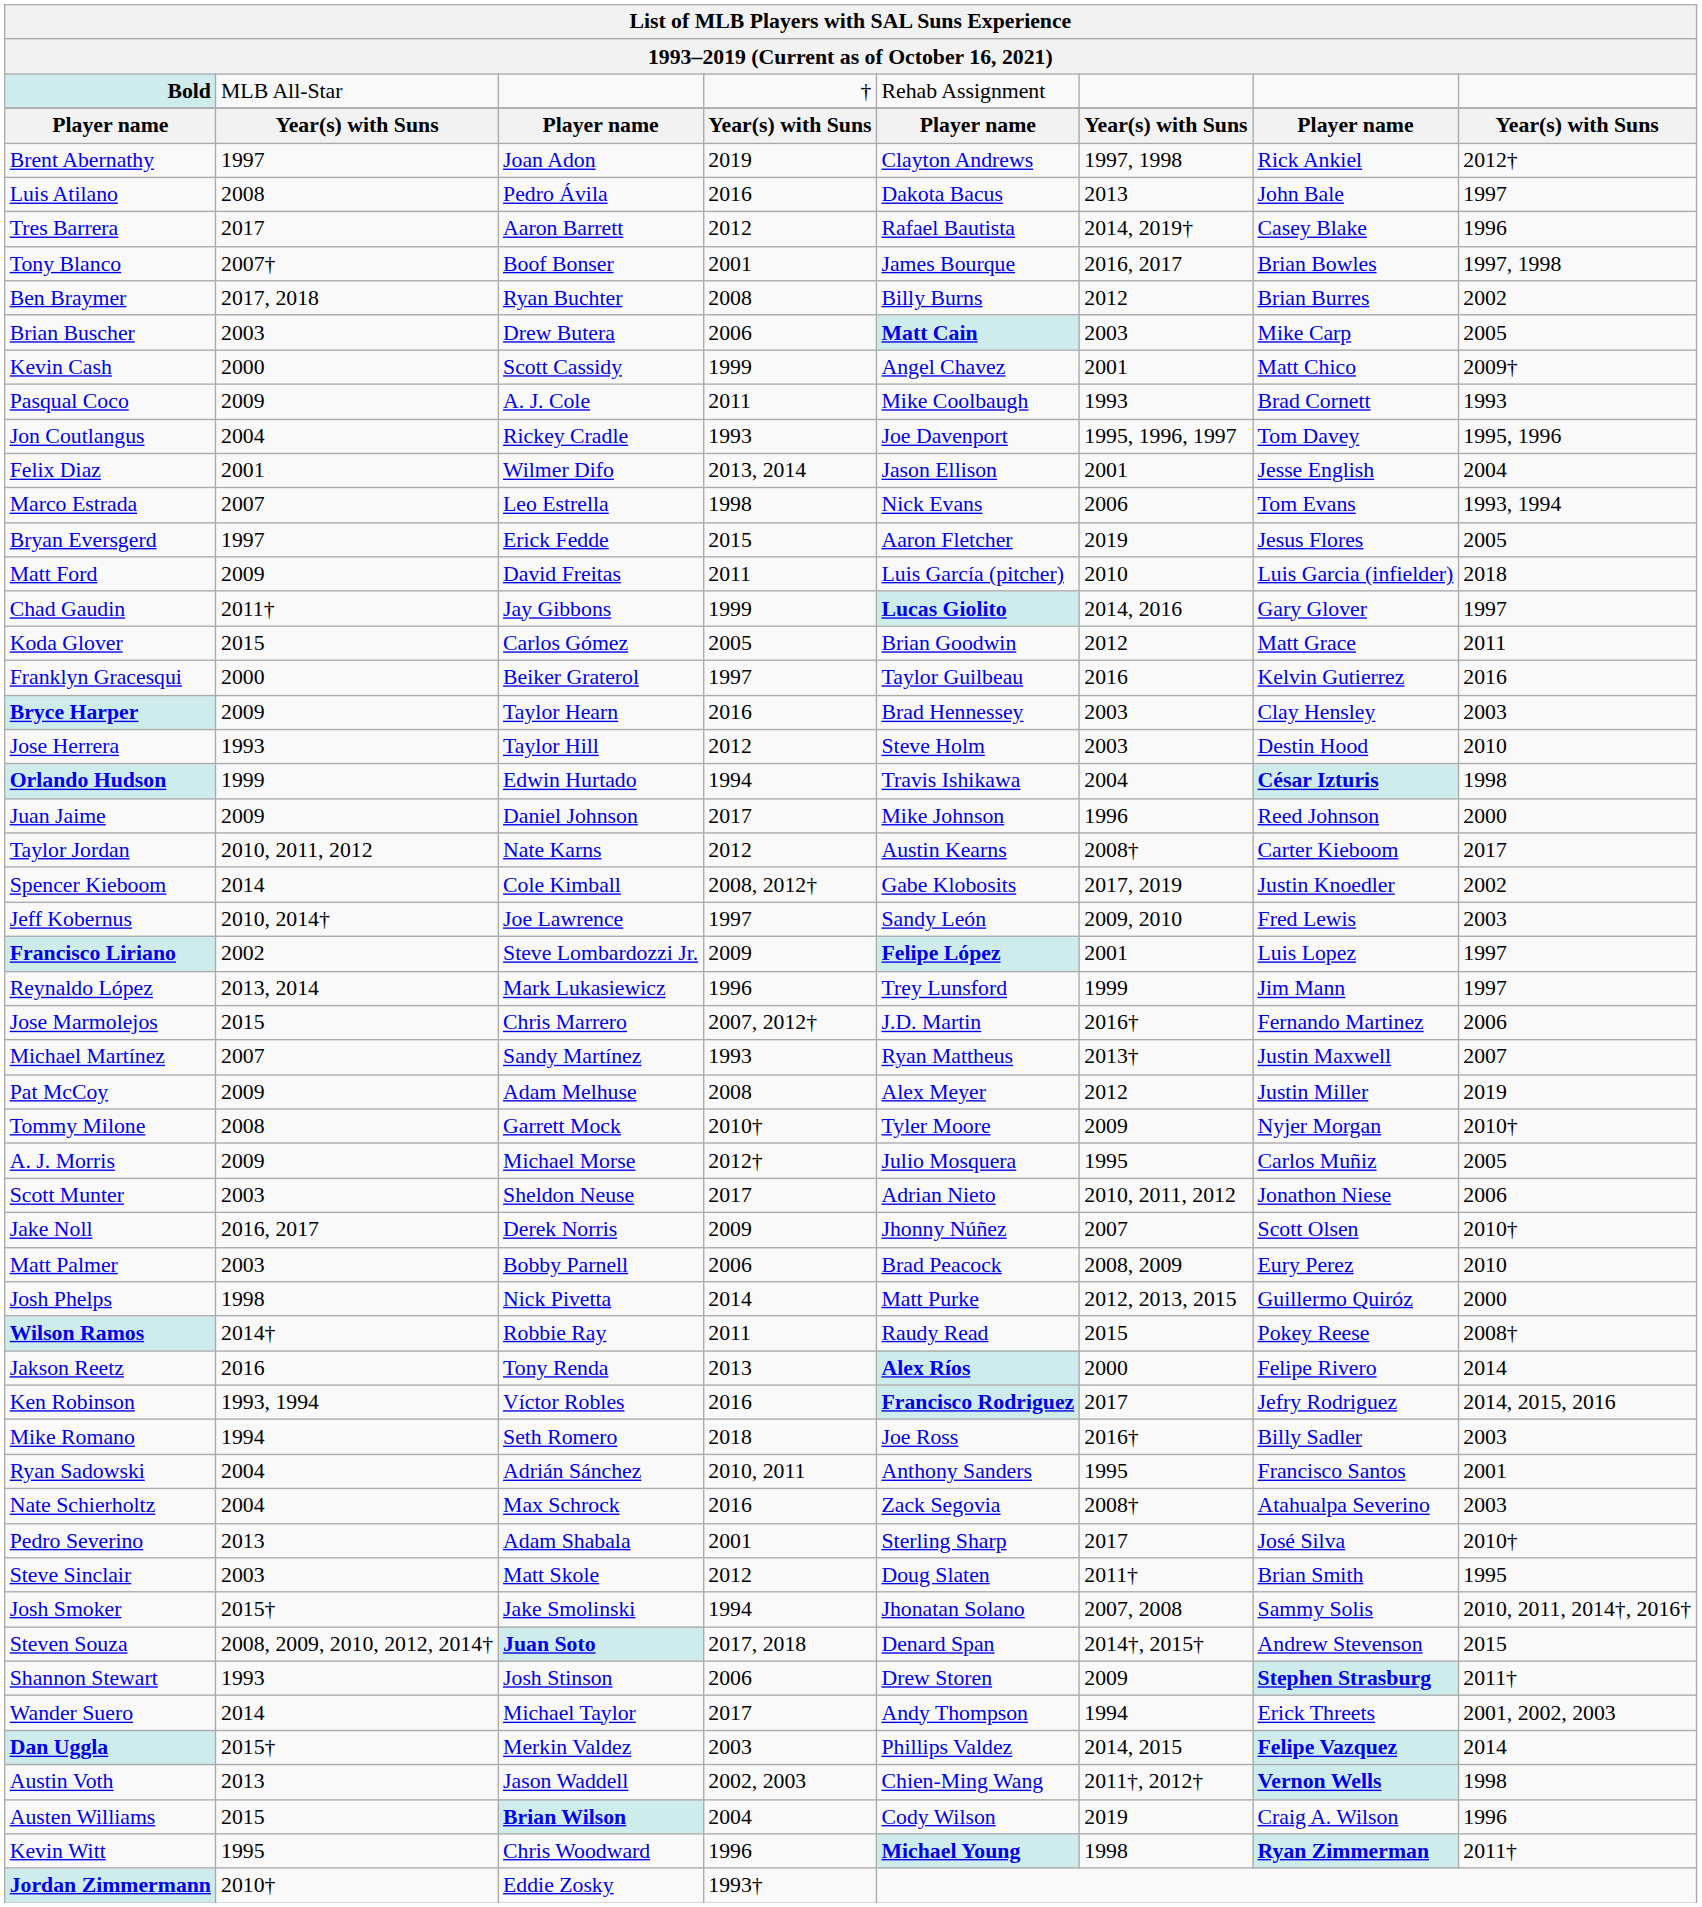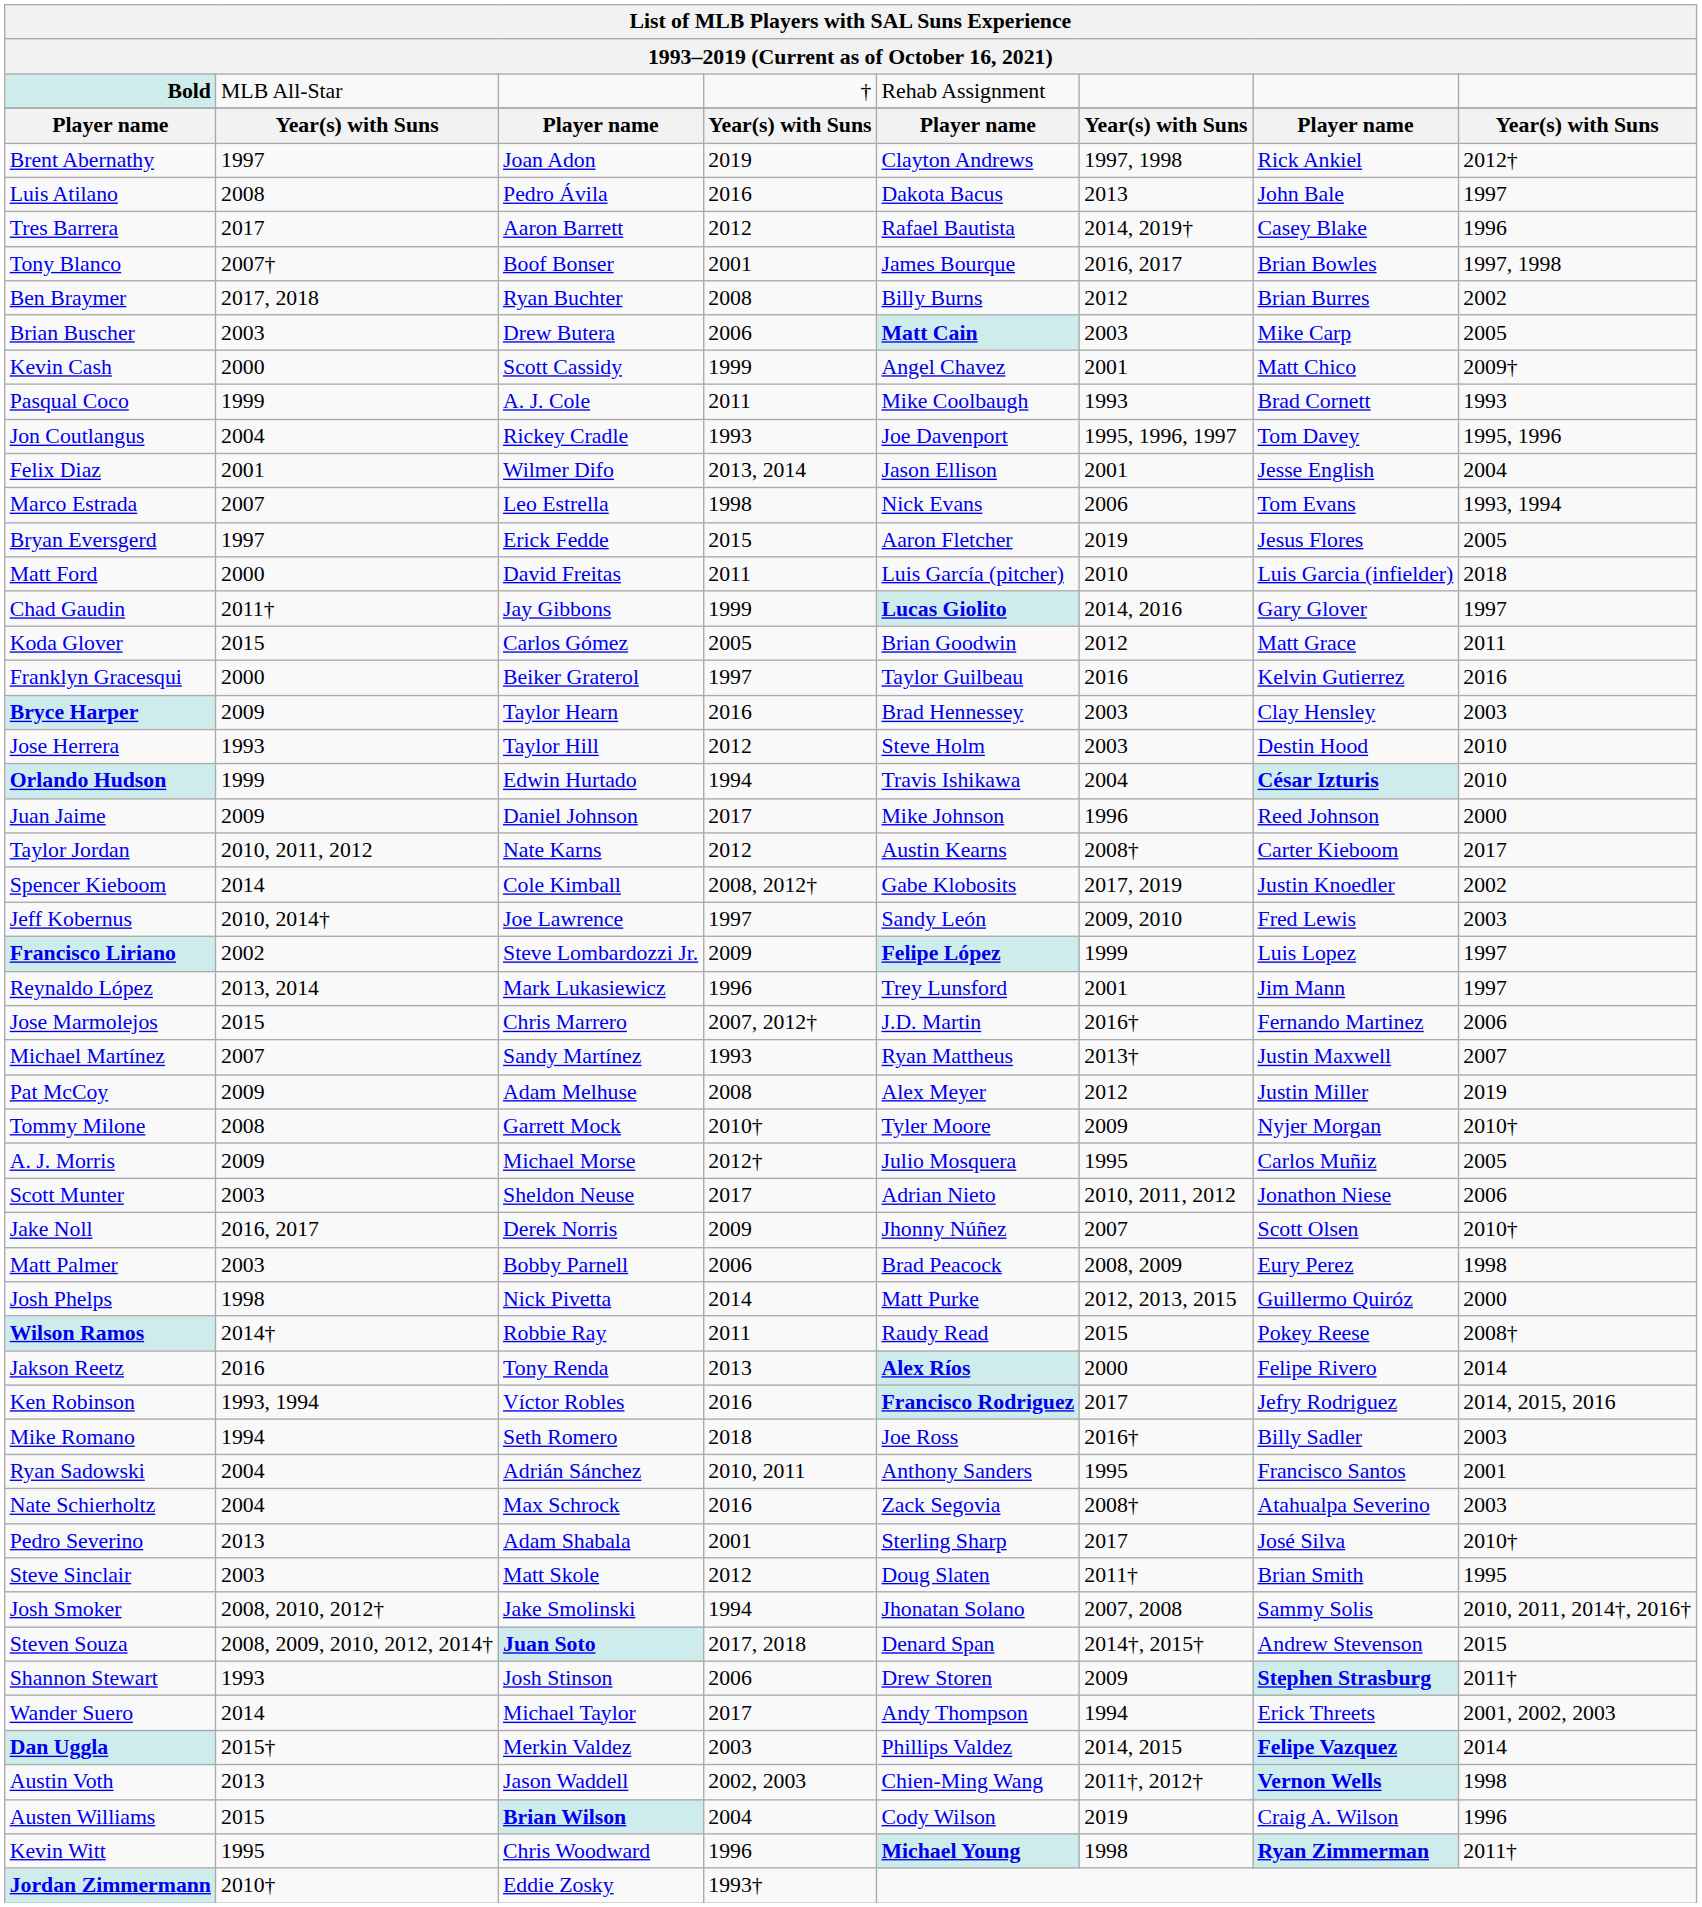(243, 401) 2009 -> (243, 401) 1999
(243, 573) 2009 -> (243, 573) 2000
(1485, 780) 1998 -> (1485, 780) 2010
(1106, 953) 2001 -> (1106, 953) 1999
(1106, 988) 1999 -> (1106, 988) 2001
(1485, 1264) 2010 -> (1485, 1264) 1998
(248, 1609) 2015† -> (303, 1609) 2008, 2010, 2012†
